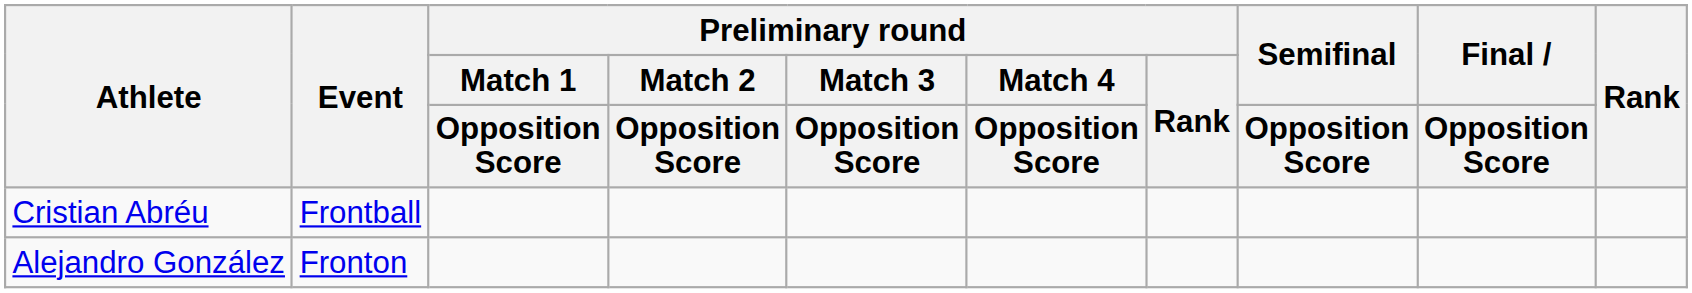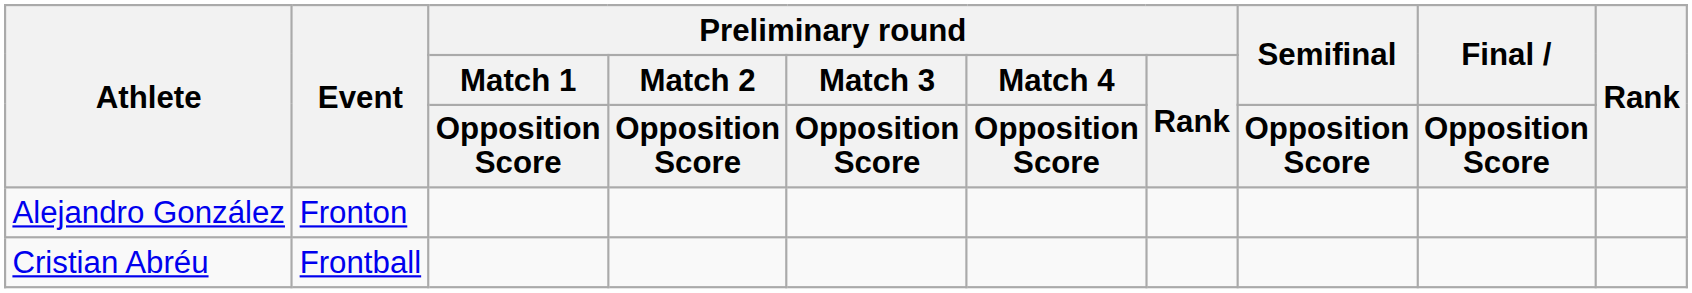rows swapped: (149, 262) <-> (110, 213)
